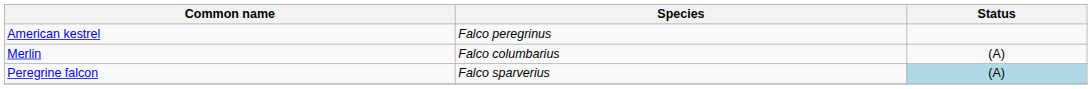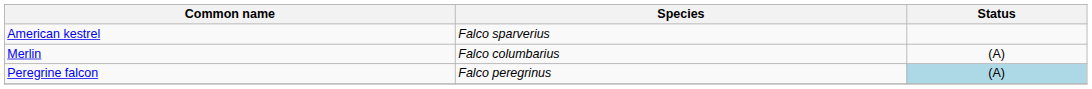(505, 34) Falco peregrinus -> (504, 34) Falco sparverius
(504, 73) Falco sparverius -> (505, 73) Falco peregrinus
